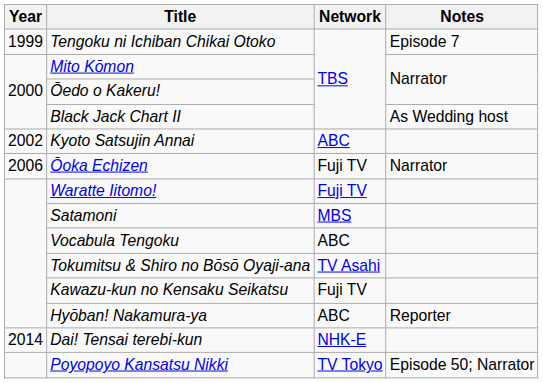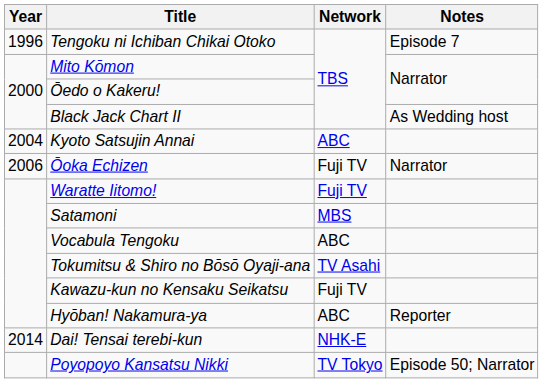(26, 41) 1999 -> (26, 41) 1996
(26, 141) 2002 -> (26, 141) 2004
